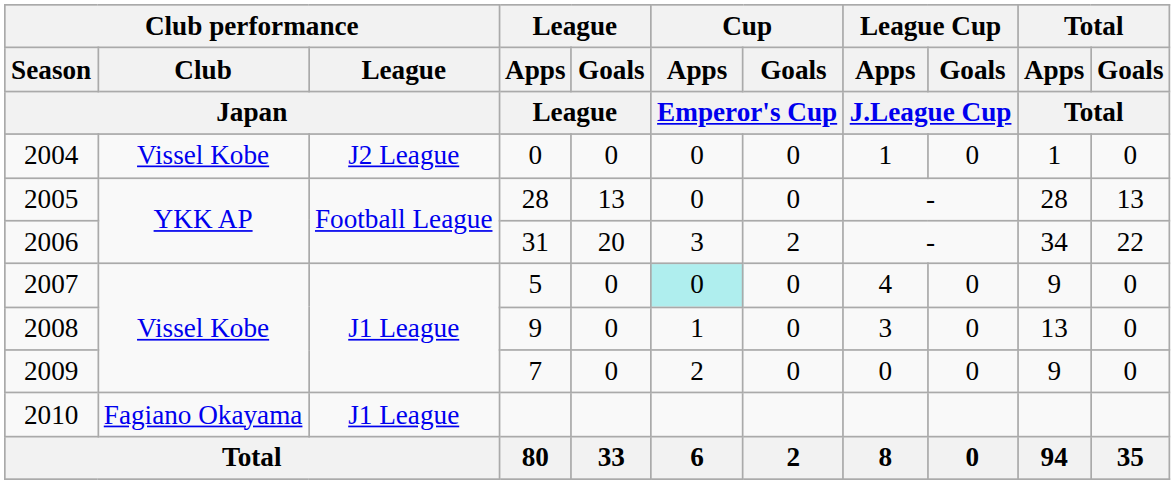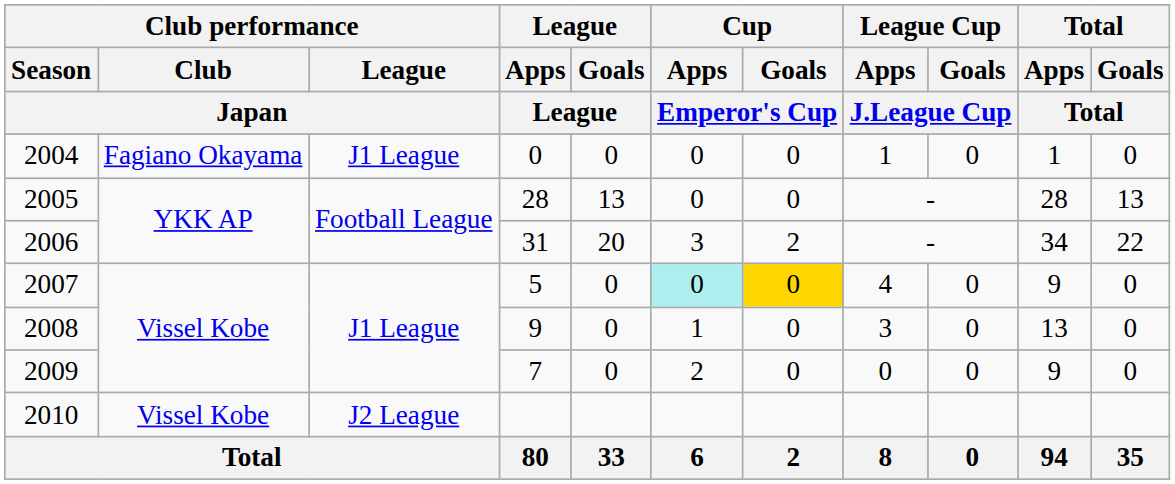(203, 155) Vissel Kobe -> (203, 155) Fagiano Okayama
(404, 155) J2 League -> (404, 155) J1 League
(793, 284) no background -> (793, 284) gold background
(203, 414) Fagiano Okayama -> (203, 414) Vissel Kobe
(404, 414) J1 League -> (404, 414) J2 League
